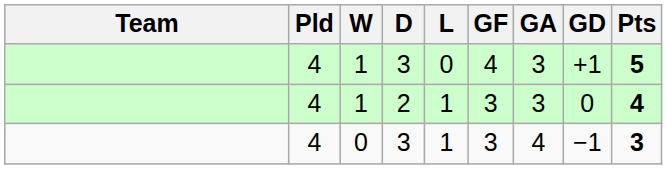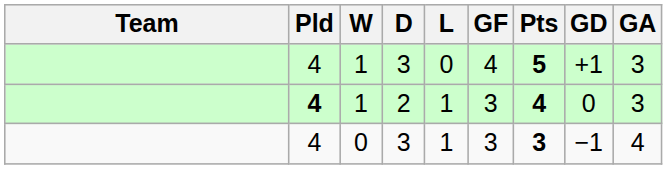columns swapped: (538, 24) <-> (637, 24)
(314, 103) normal -> (314, 103) bold
